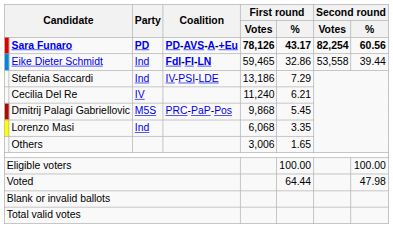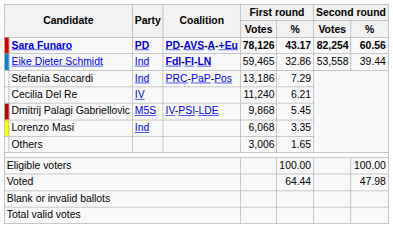(192, 78) IV-PSI-LDE -> (199, 78) PRC-PaP-Pos
(199, 111) PRC-PaP-Pos -> (192, 111) IV-PSI-LDE
